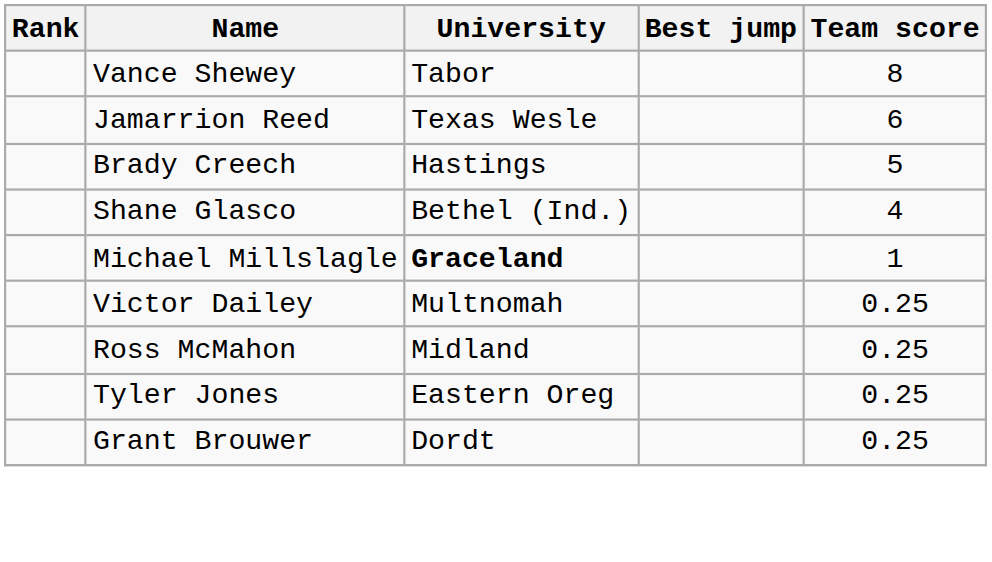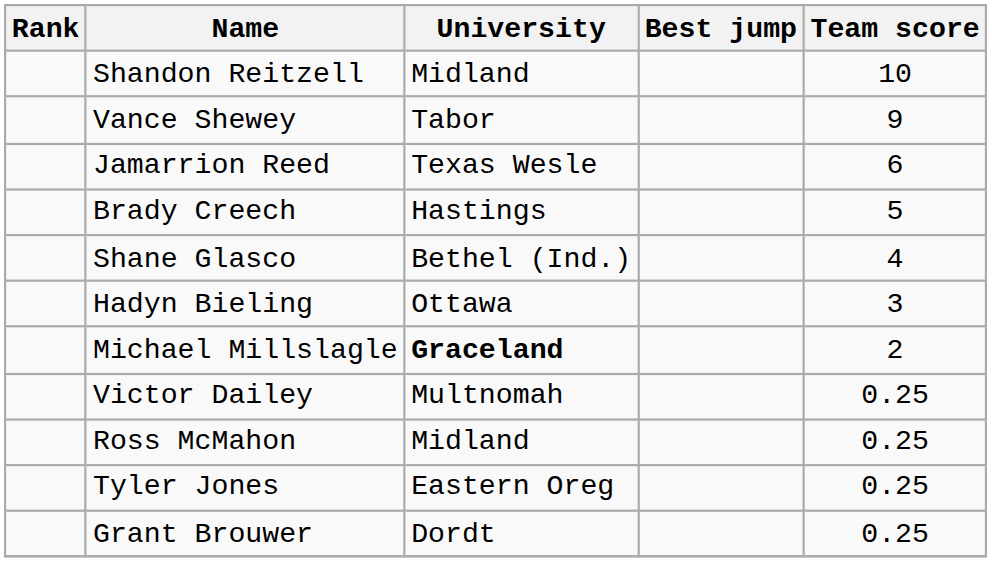+ row: (228, 74)
(895, 74) 8 -> (895, 120) 9
+ row: (203, 304)
(895, 258) 1 -> (895, 350) 2
